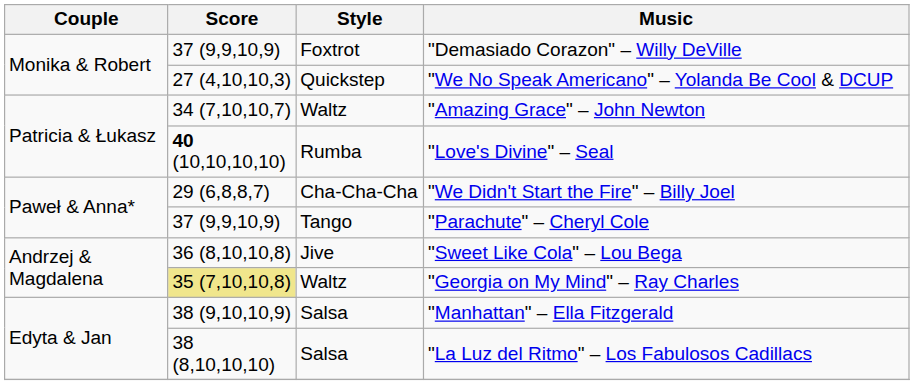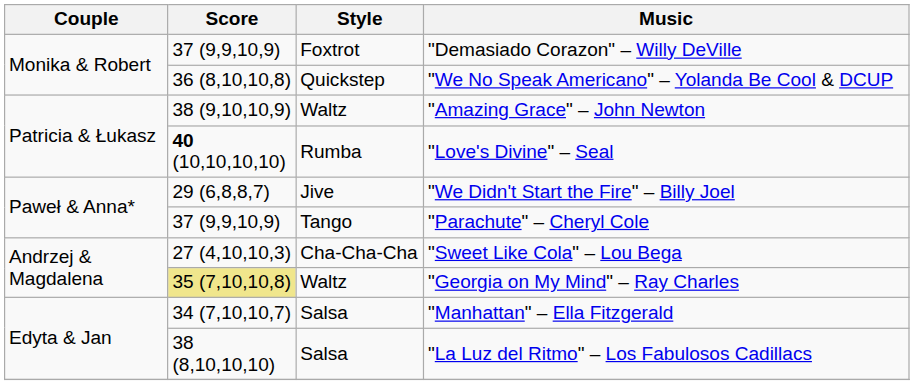(232, 79) 27 (4,10,10,3) -> (232, 79) 36 (8,10,10,8)
(232, 110) 34 (7,10,10,7) -> (232, 110) 38 (9,10,10,9)
(359, 191) Cha-Cha-Cha -> (317, 191) Jive
(232, 252) 36 (8,10,10,8) -> (232, 252) 27 (4,10,10,3)
(317, 252) Jive -> (359, 252) Cha-Cha-Cha
(232, 312) 38 (9,10,10,9) -> (232, 312) 34 (7,10,10,7)
